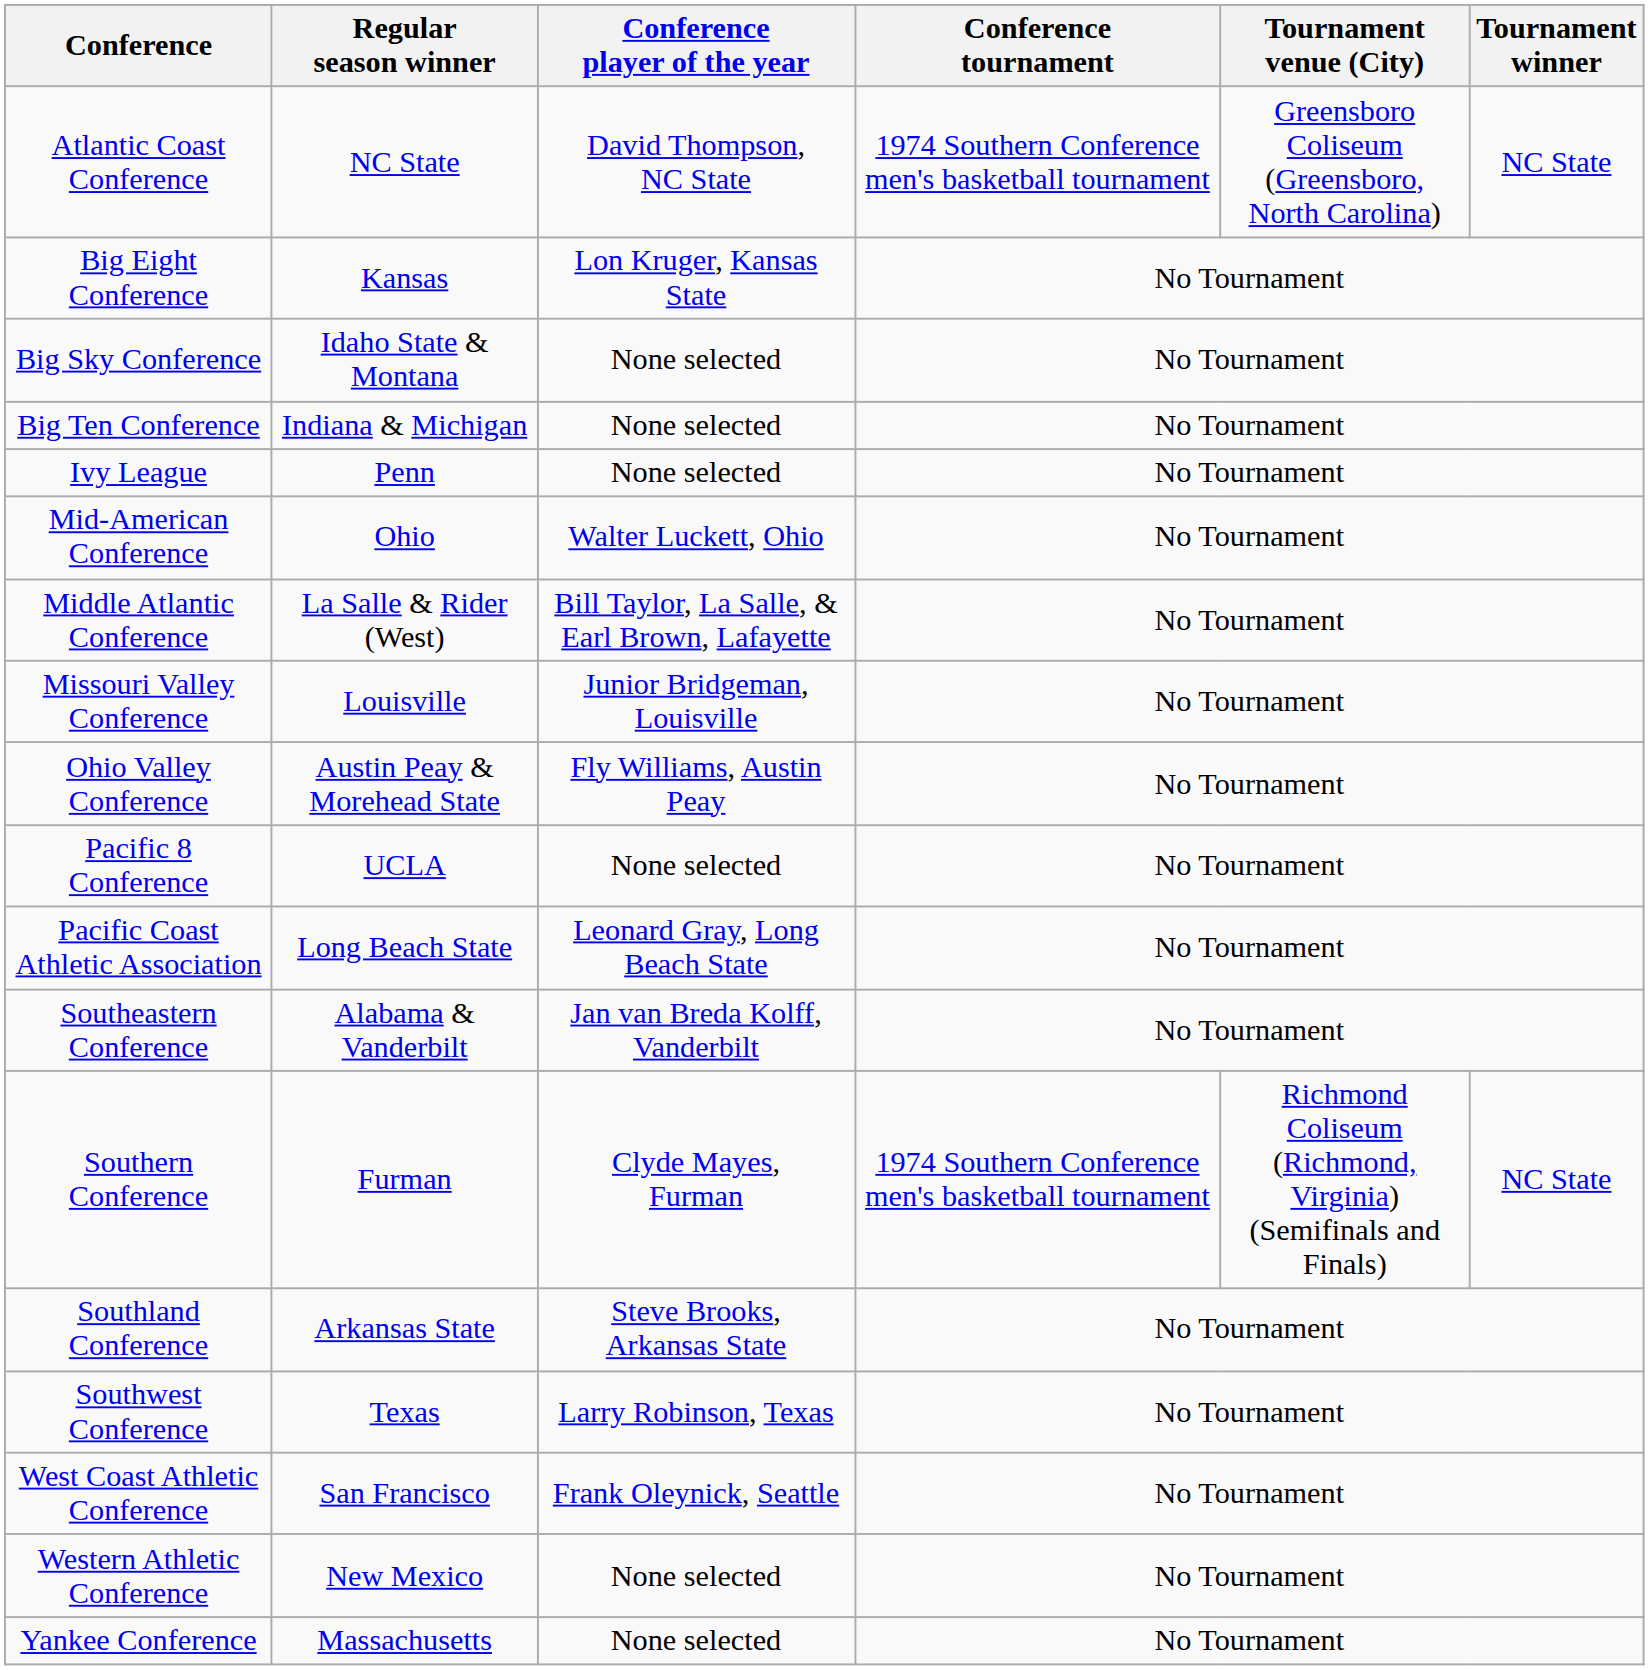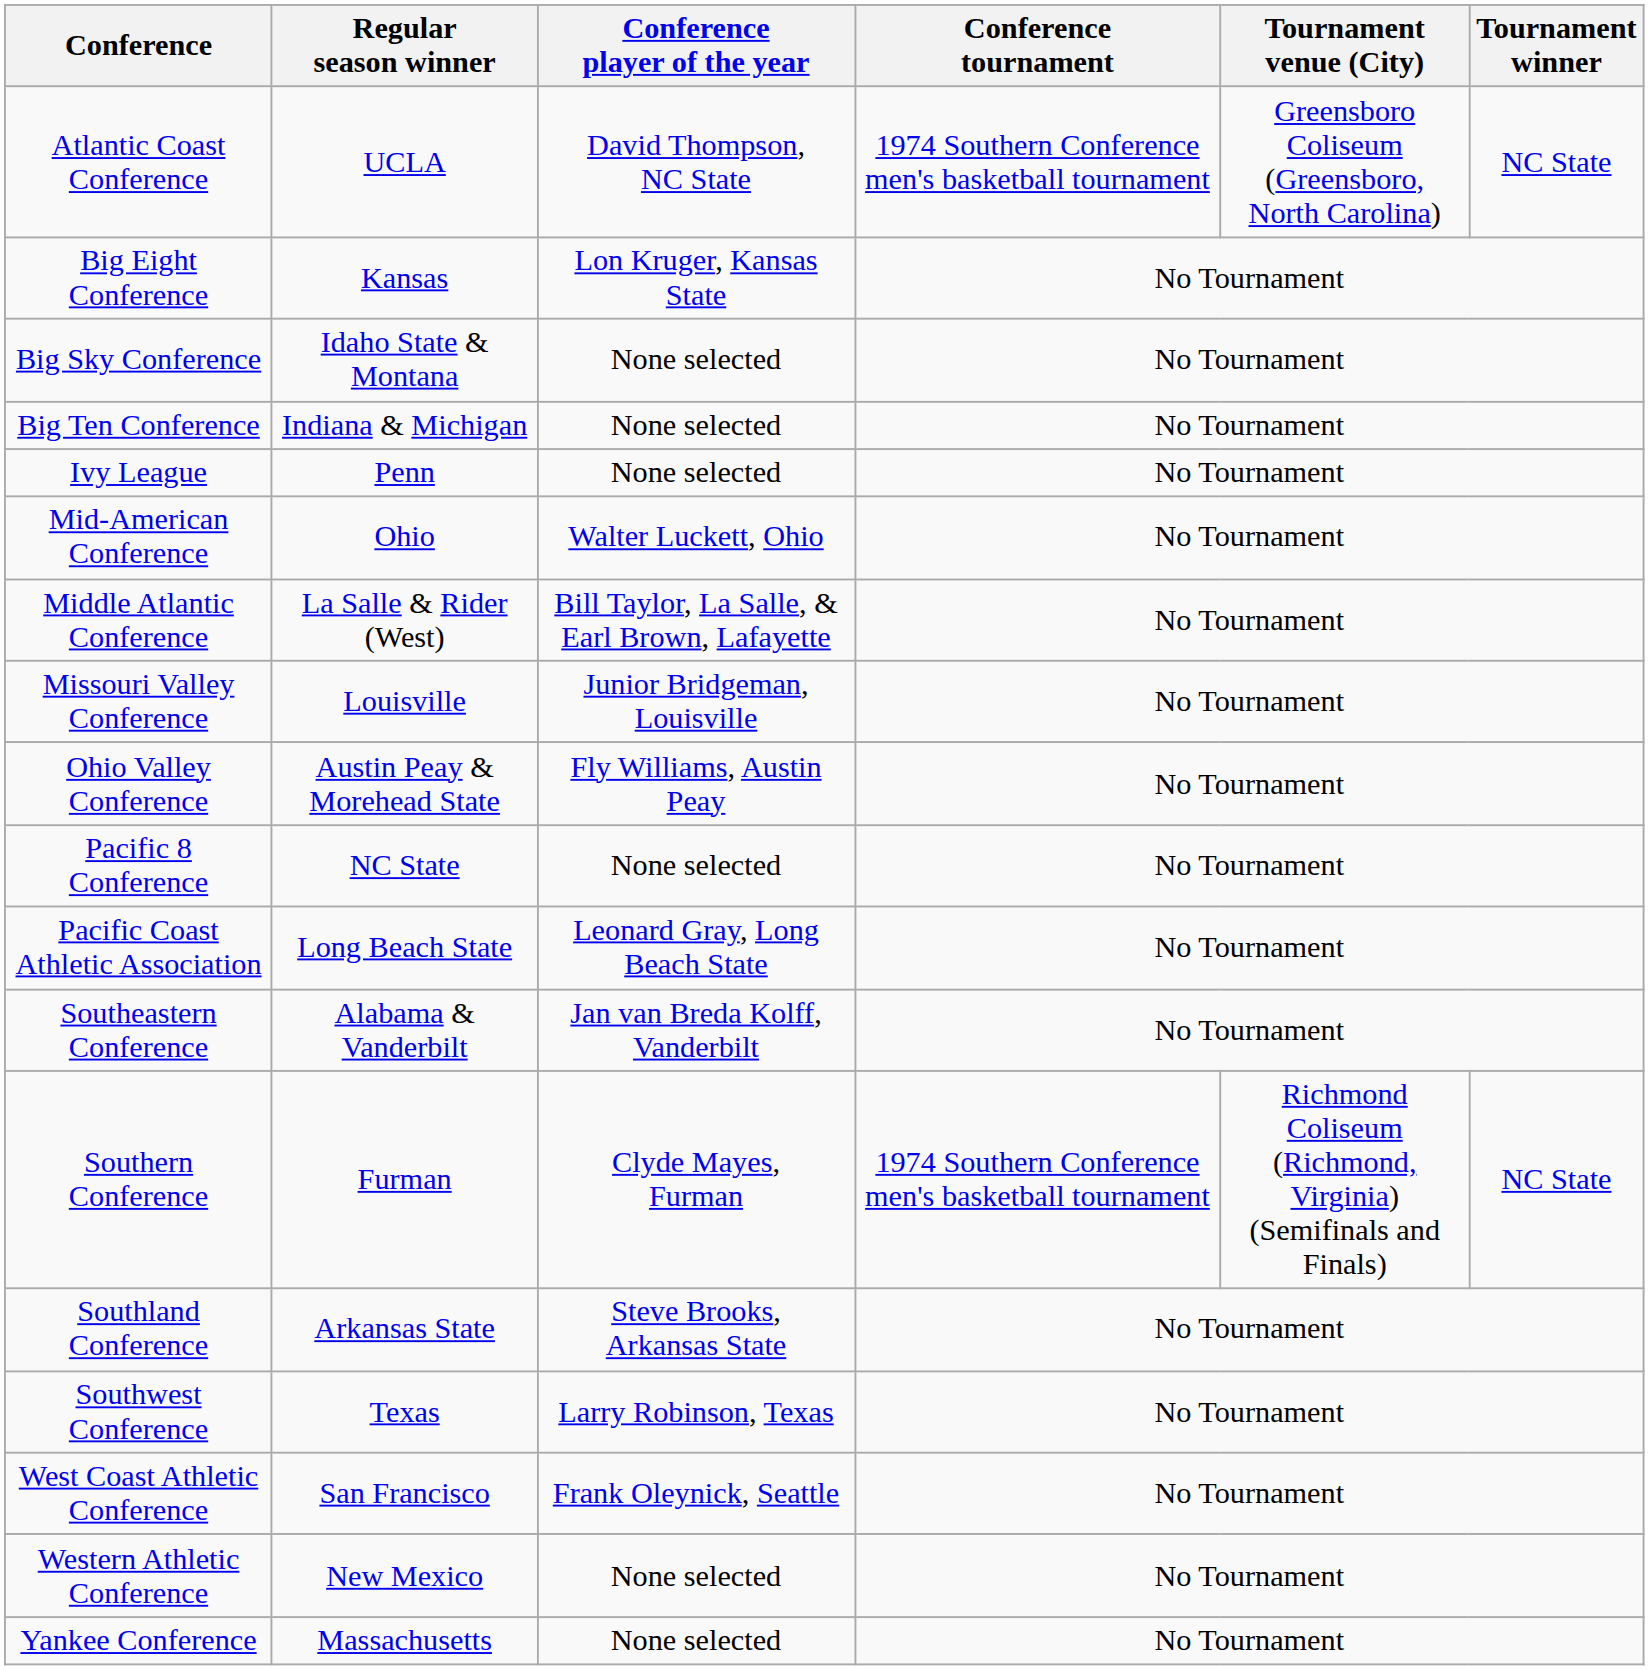(405, 161) NC State -> (405, 161) UCLA
(405, 865) UCLA -> (405, 865) NC State
